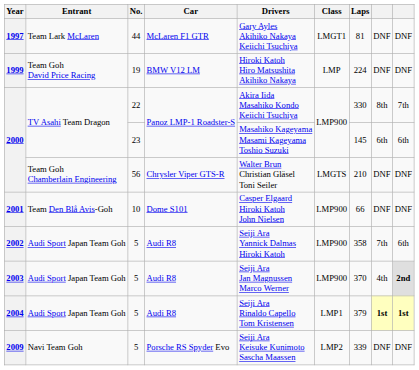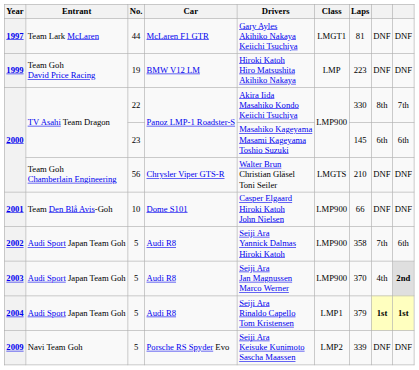(360, 71) 224 -> (360, 71) 223
